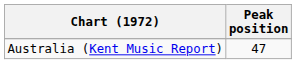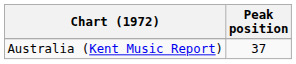(259, 49) 47 -> (259, 49) 37
